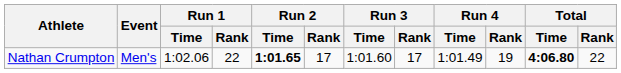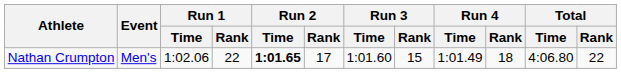(415, 58) 17 -> (415, 58) 15
(505, 58) 19 -> (505, 58) 18
(551, 58) bold -> (551, 58) normal
